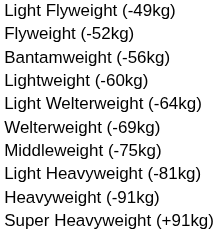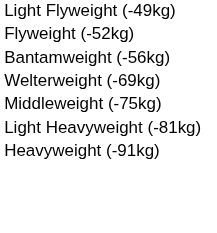- row: (76, 80)
- row: (103, 103)
- row: (109, 220)
